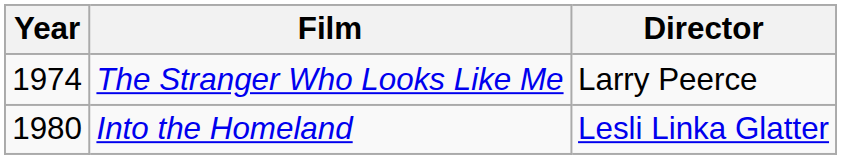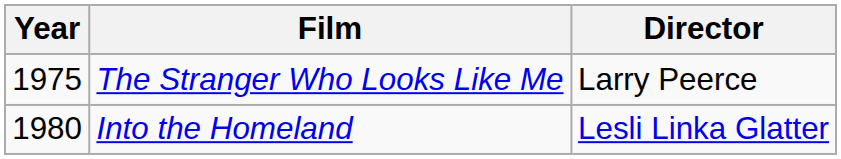(47, 79) 1974 -> (47, 79) 1975
